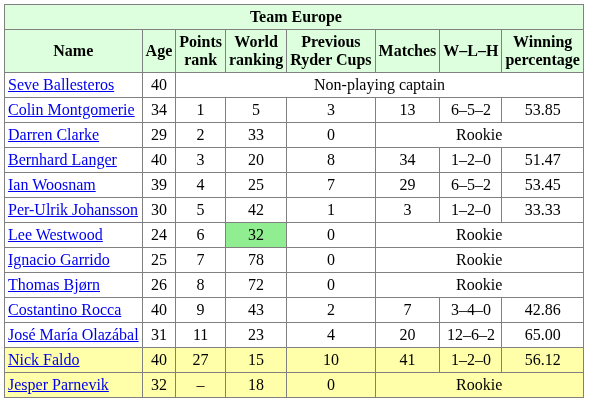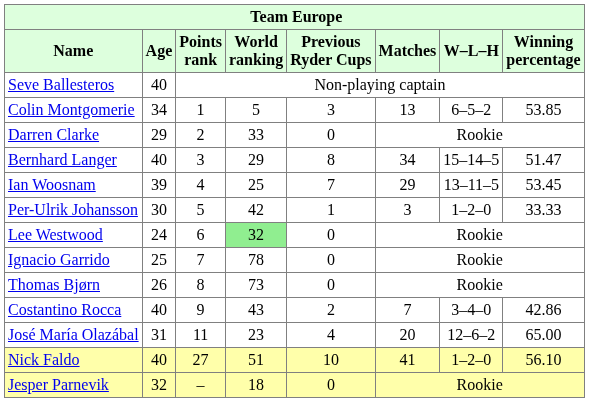(256, 160) 20 -> (256, 160) 29
(471, 160) 1–2–0 -> (471, 160) 15–14–5
(471, 184) 6–5–2 -> (471, 184) 13–11–5
(256, 284) 72 -> (256, 284) 73
(256, 360) 15 -> (256, 360) 51
(543, 360) 56.12 -> (544, 360) 56.10
